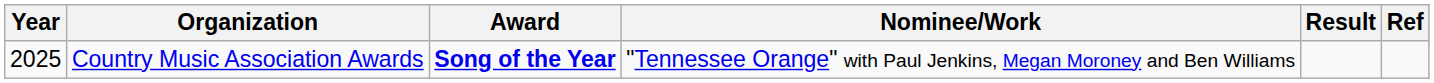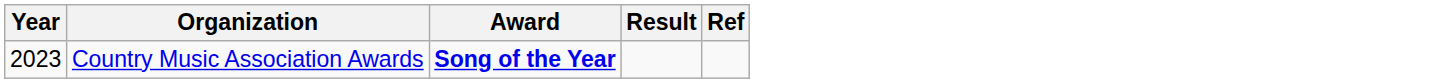- column: (961, 22)
(36, 59) 2025 -> (36, 59) 2023
